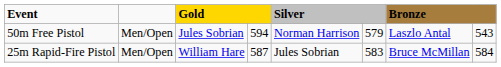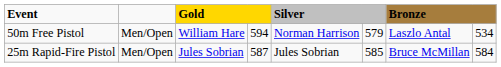(211, 33) Jules Sobrian -> (212, 33) William Hare
(484, 33) 543 -> (484, 33) 534
(212, 52) William Hare -> (211, 52) Jules Sobrian
(374, 52) 583 -> (374, 52) 585
